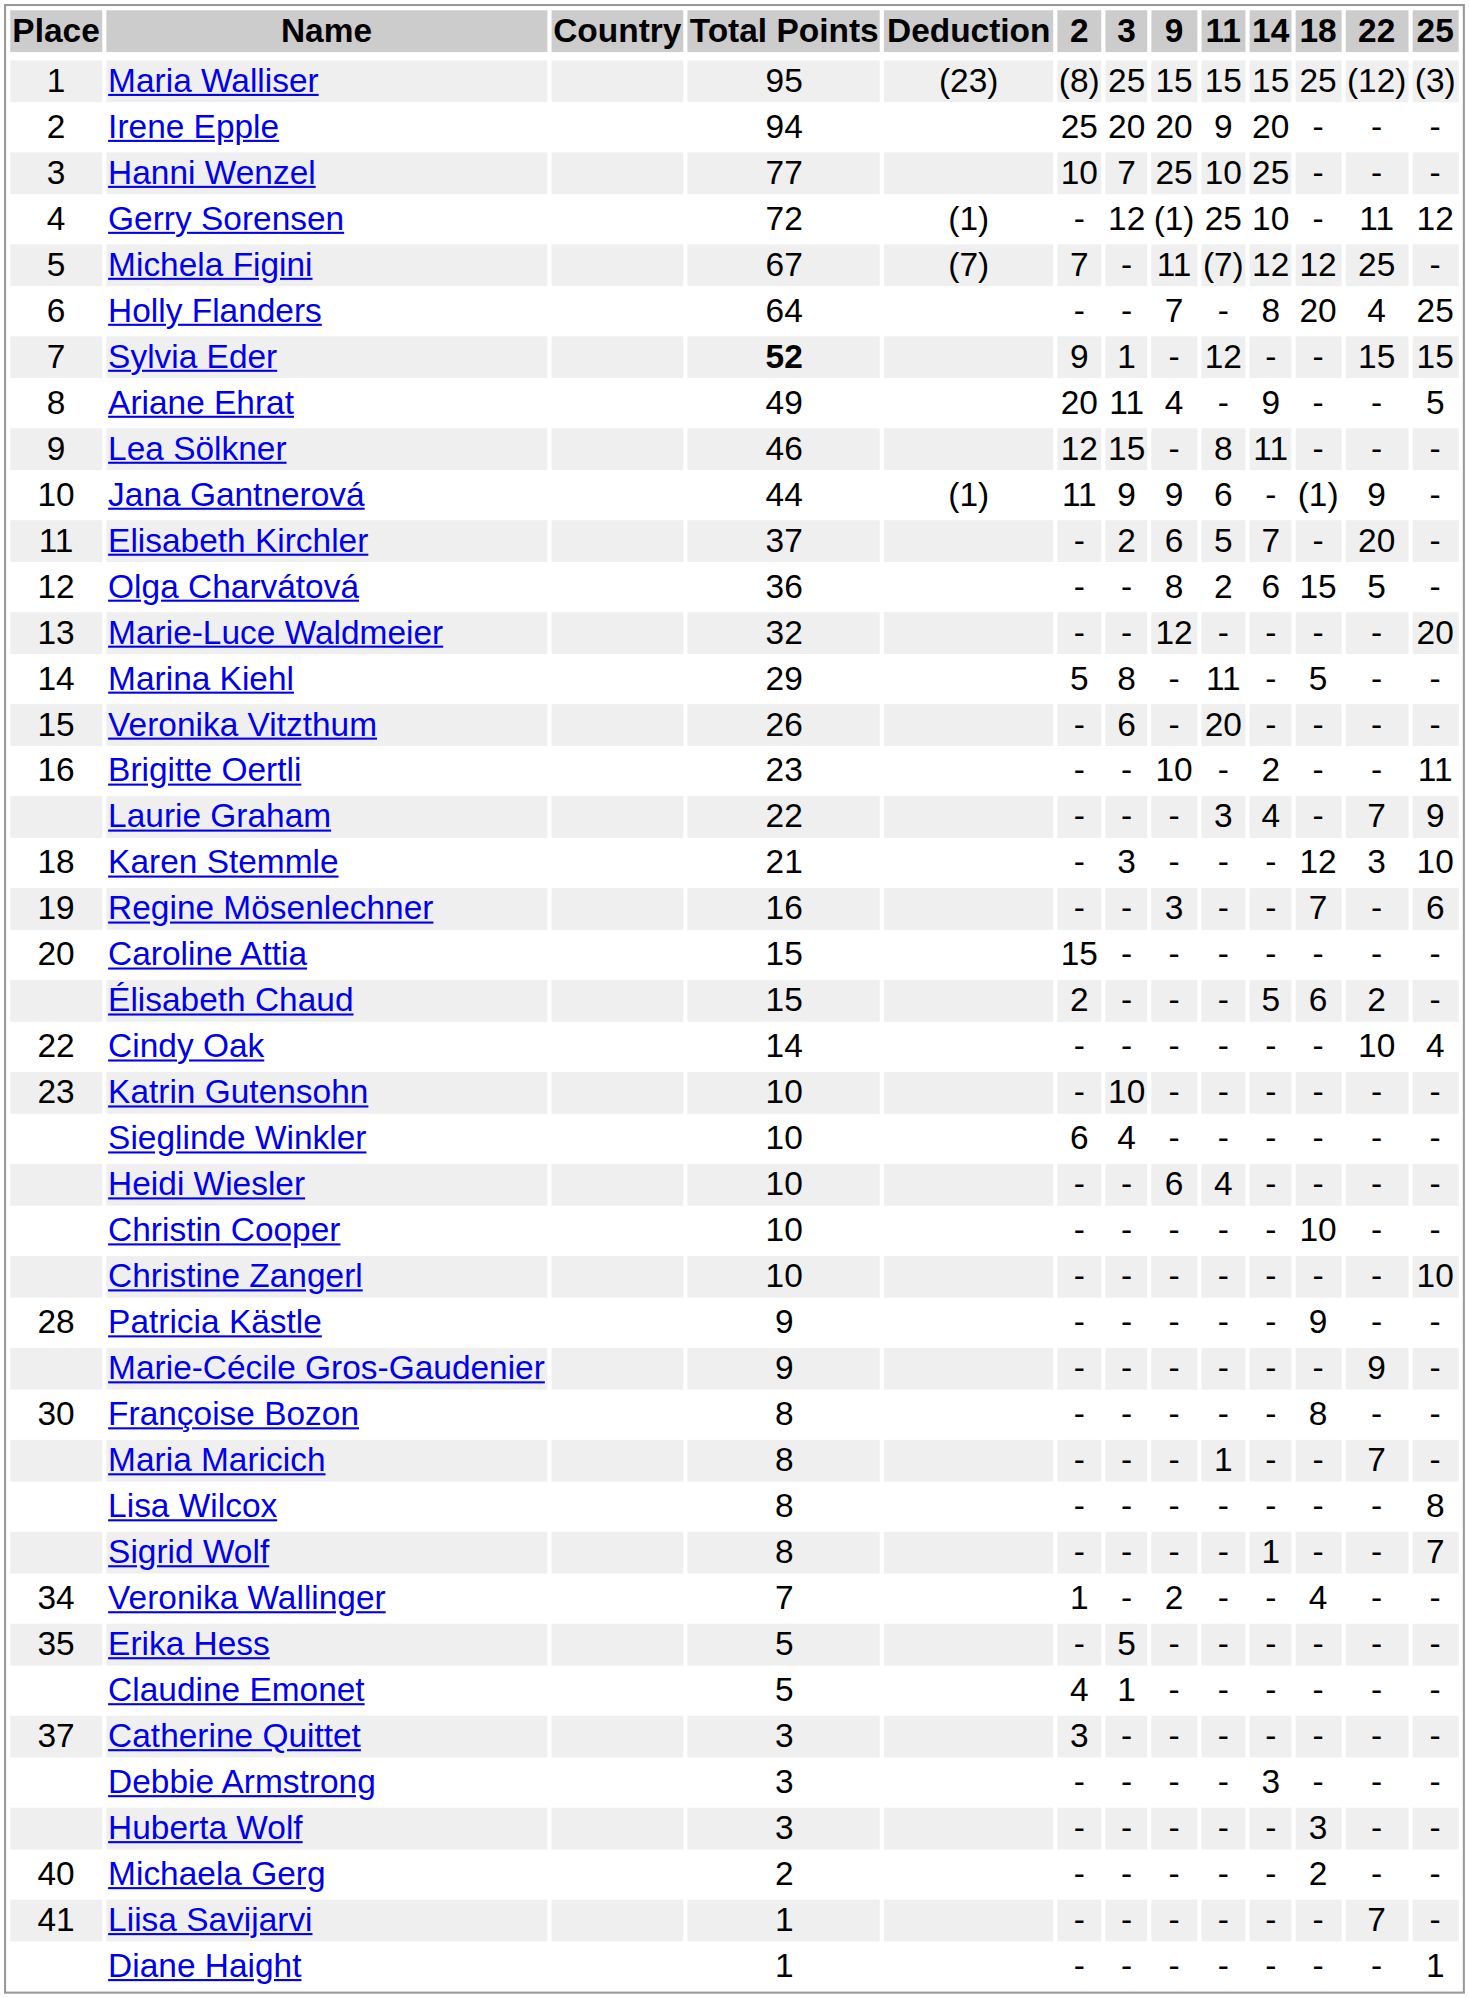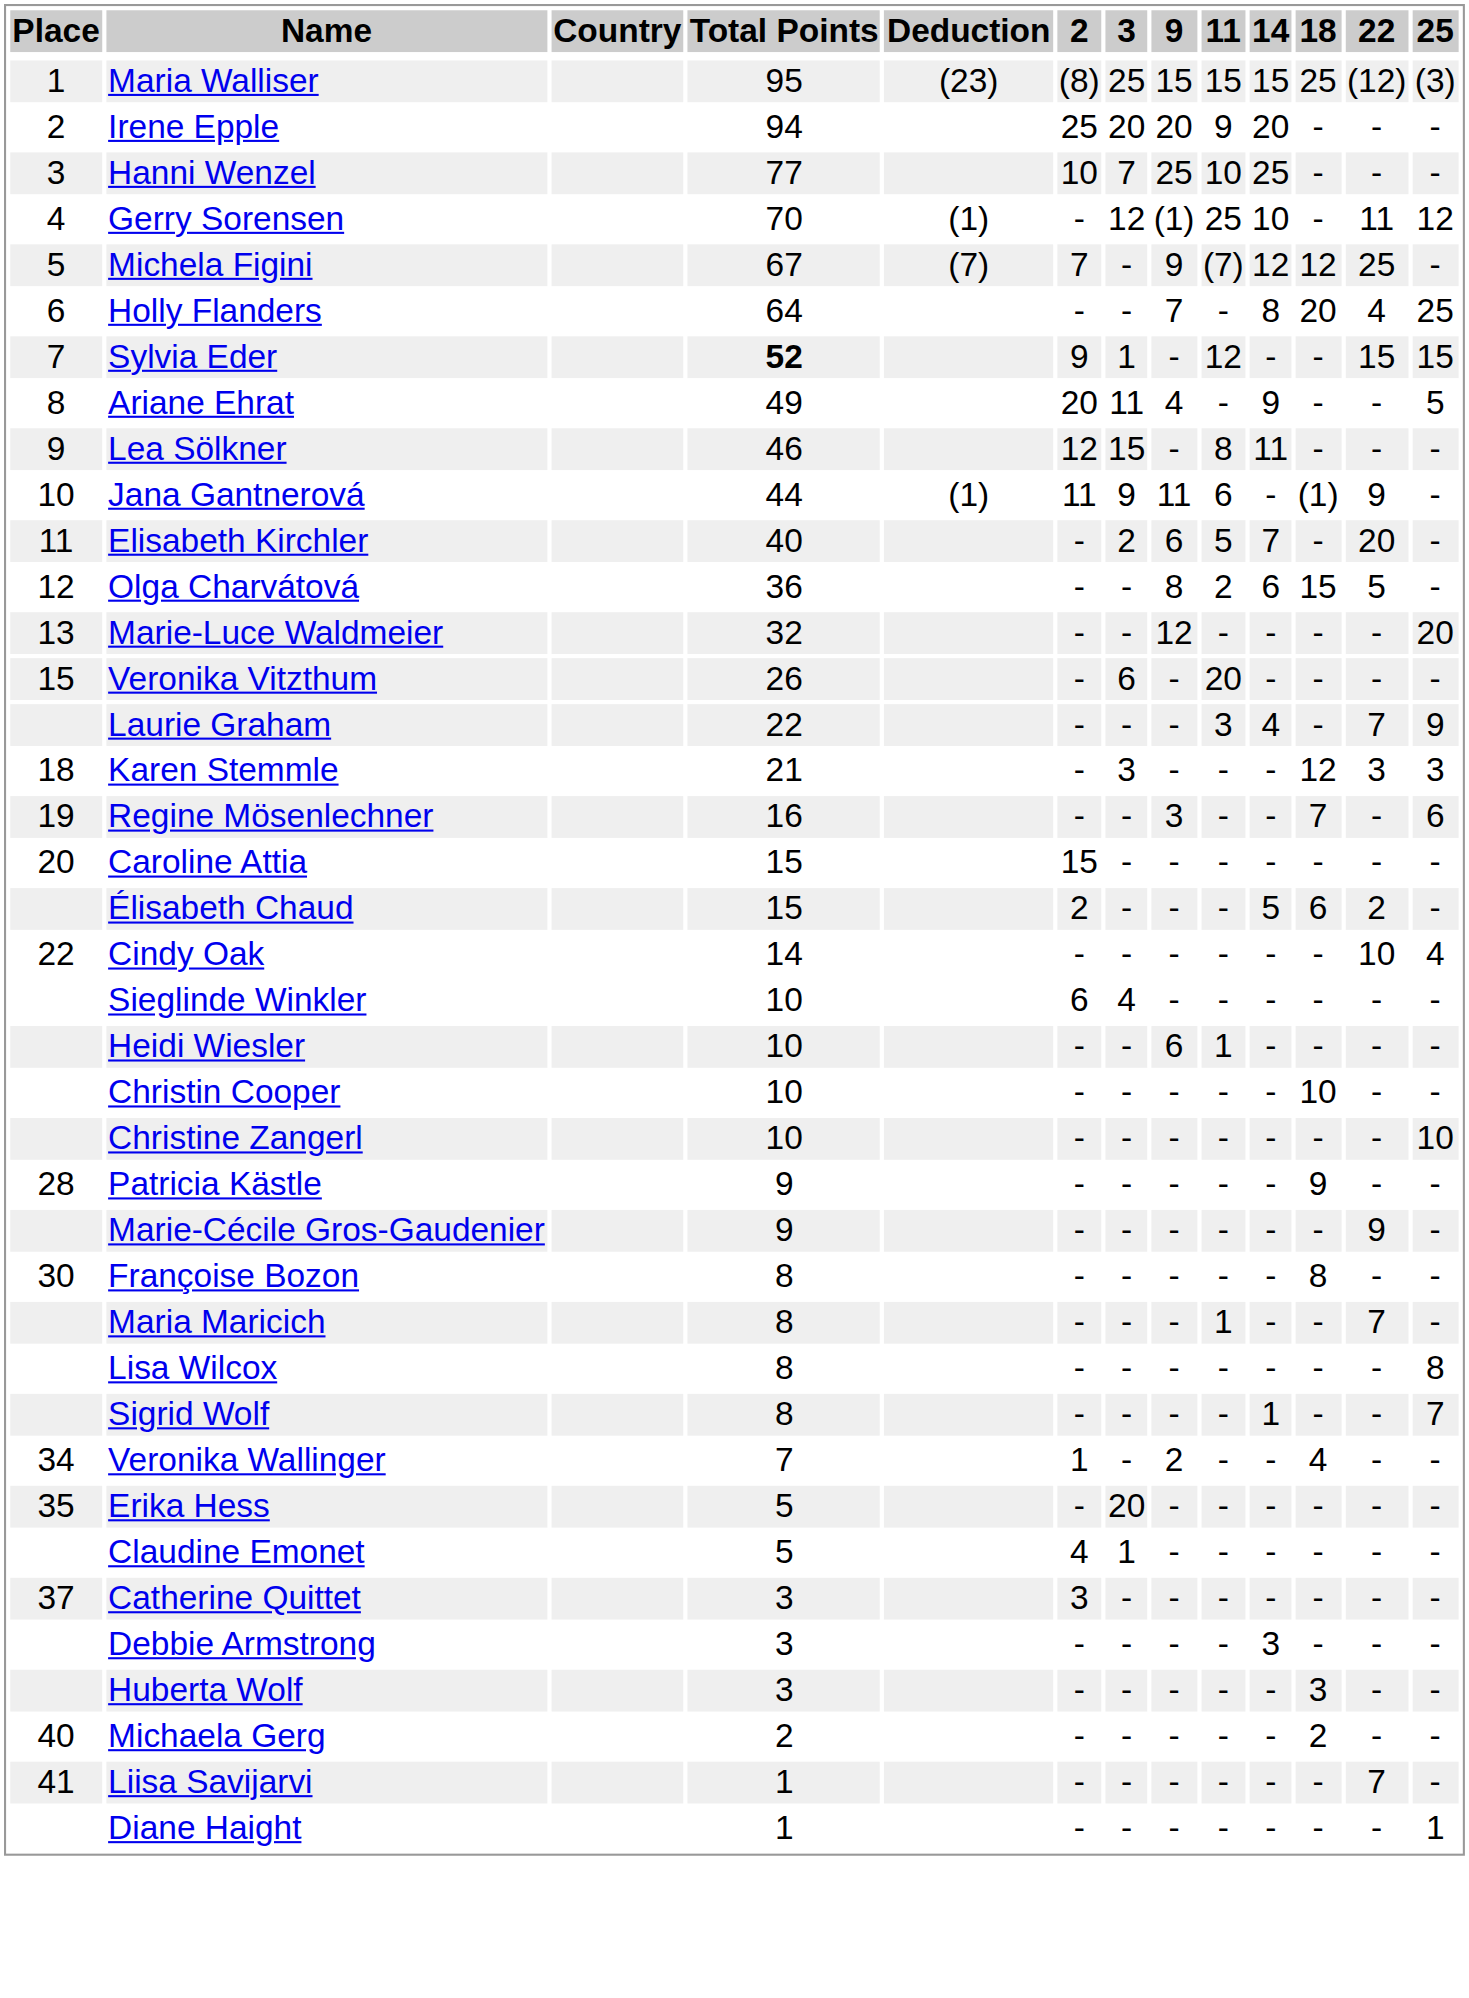(784, 218) 72 -> (784, 218) 70
(1174, 264) 11 -> (1174, 264) 9
(1174, 494) 9 -> (1174, 494) 11
(784, 540) 37 -> (784, 540) 40
- row: (201, 678)
- row: (205, 770)
(1435, 862) 10 -> (1435, 770) 3
- row: (238, 1092)
(1223, 1184) 4 -> (1223, 1046) 1
(1127, 1644) 5 -> (1127, 1506) 20
